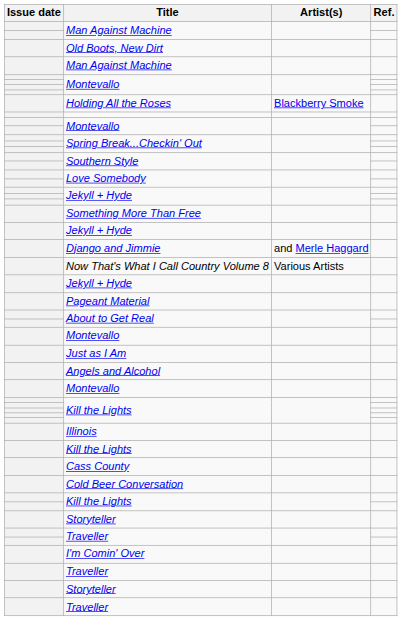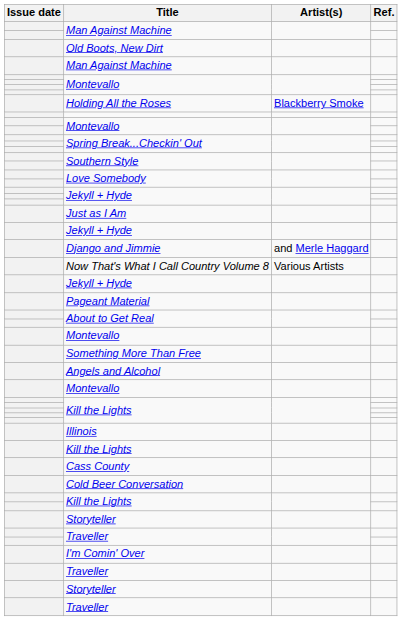rows swapped: (96, 353) <-> (133, 213)
